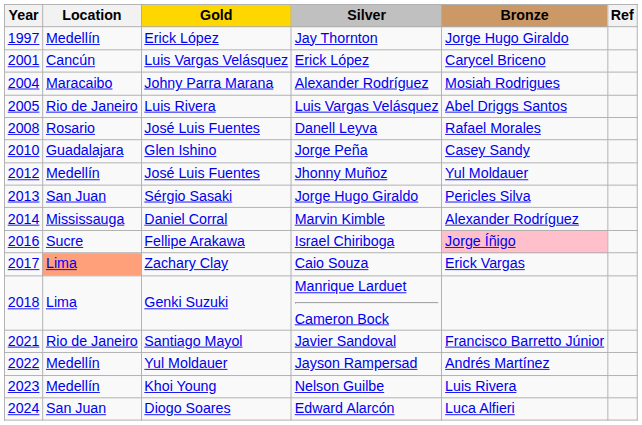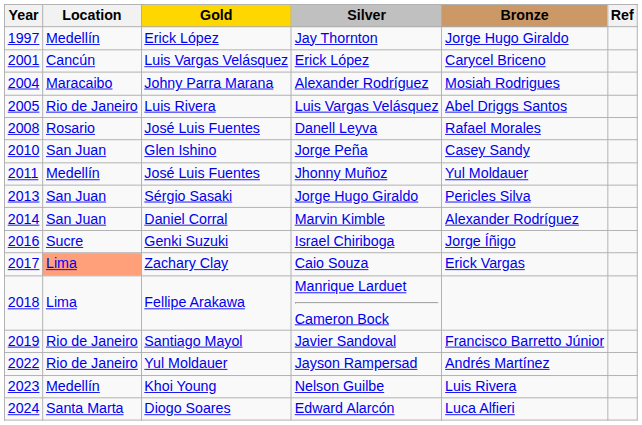(85, 151) Guadalajara -> (76, 151) San Juan
(24, 173) 2012 -> (23, 173) 2011
(85, 219) Mississauga -> (76, 219) San Juan
(195, 241) Fellipe Arakawa -> (186, 241) Genki Suzuki
(480, 241) pink background -> (480, 241) no background
(186, 302) Genki Suzuki -> (195, 302) Fellipe Arakawa
(24, 341) 2021 -> (24, 341) 2019
(73, 364) Medellín -> (92, 364) Rio de Janeiro
(76, 409) San Juan -> (85, 409) Santa Marta
